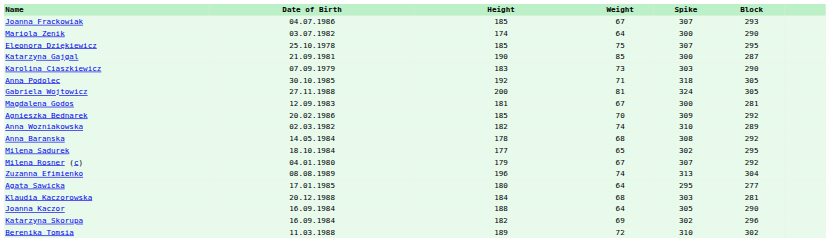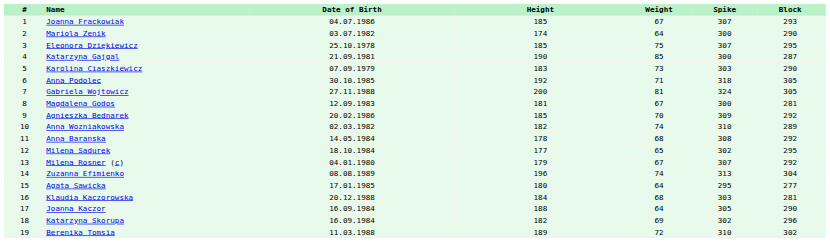+ column: (24, 10)
